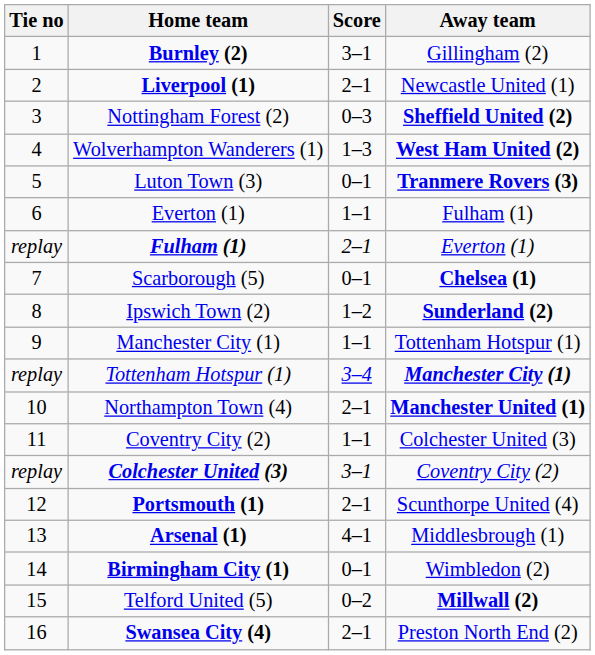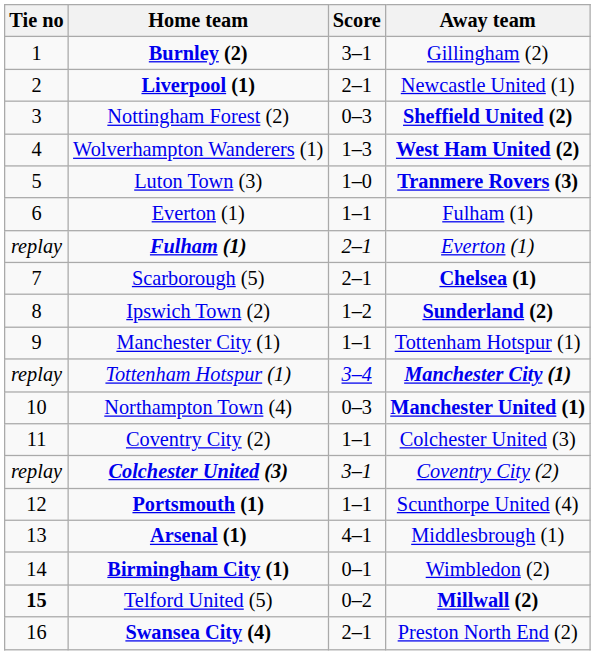(357, 181) 0–1 -> (357, 181) 1–0
(357, 278) 0–1 -> (357, 278) 2–1
(357, 407) 2–1 -> (357, 407) 0–3
(357, 504) 2–1 -> (357, 504) 1–1
(37, 600) normal -> (37, 600) bold
